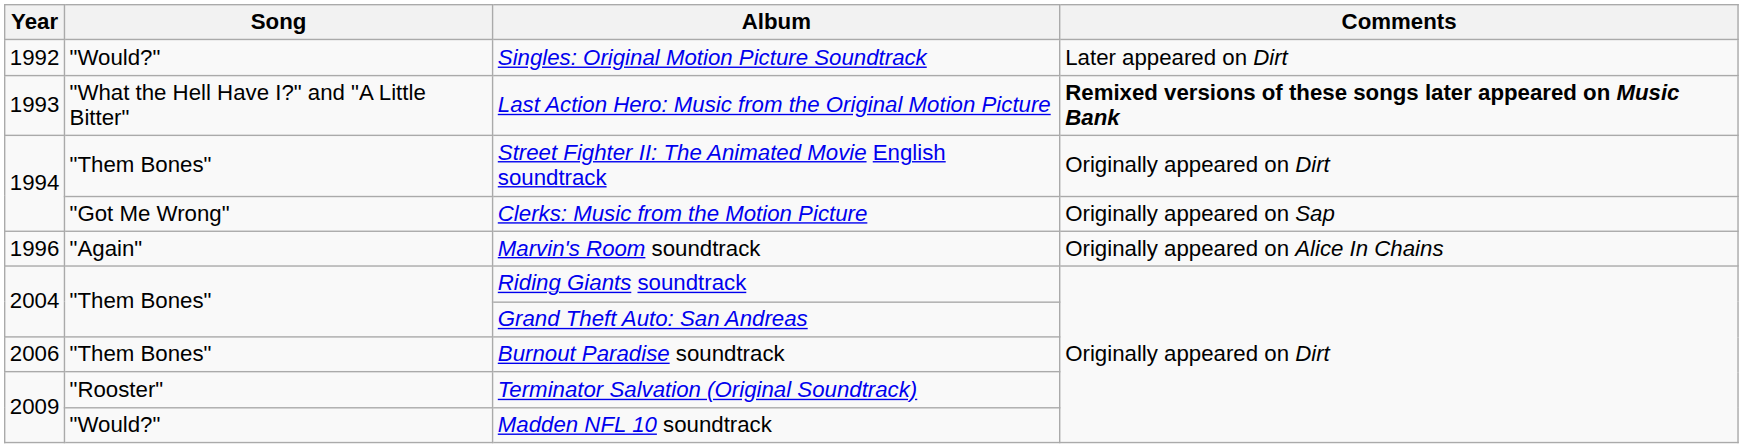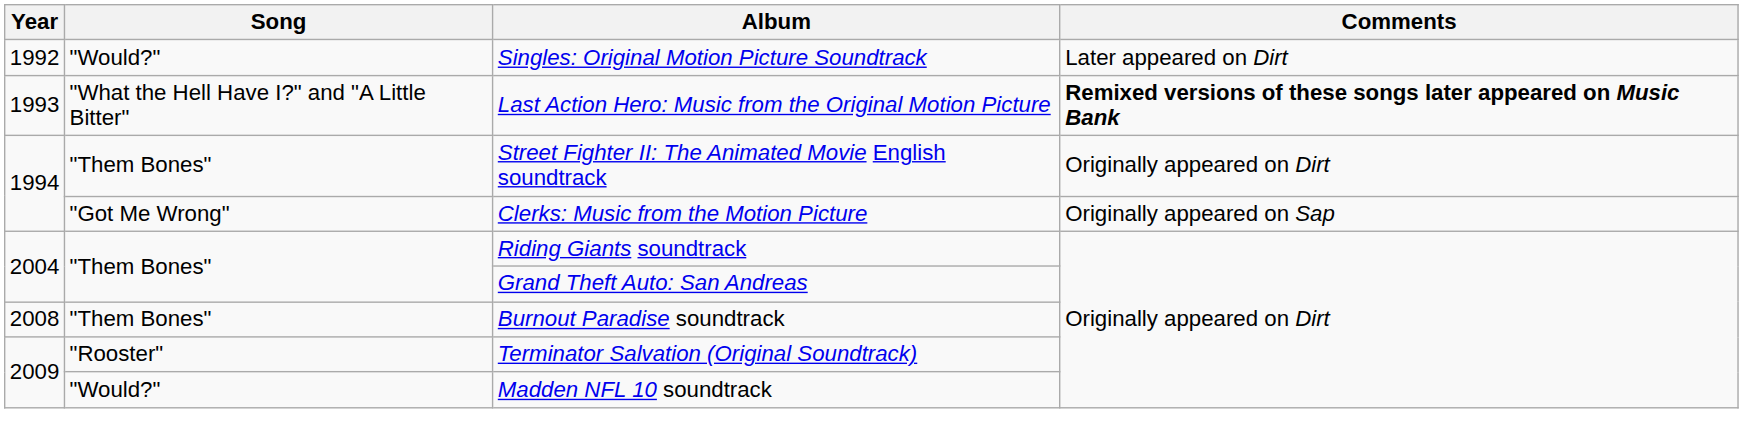- row: (629, 248)
(35, 354) 2006 -> (35, 319) 2008
